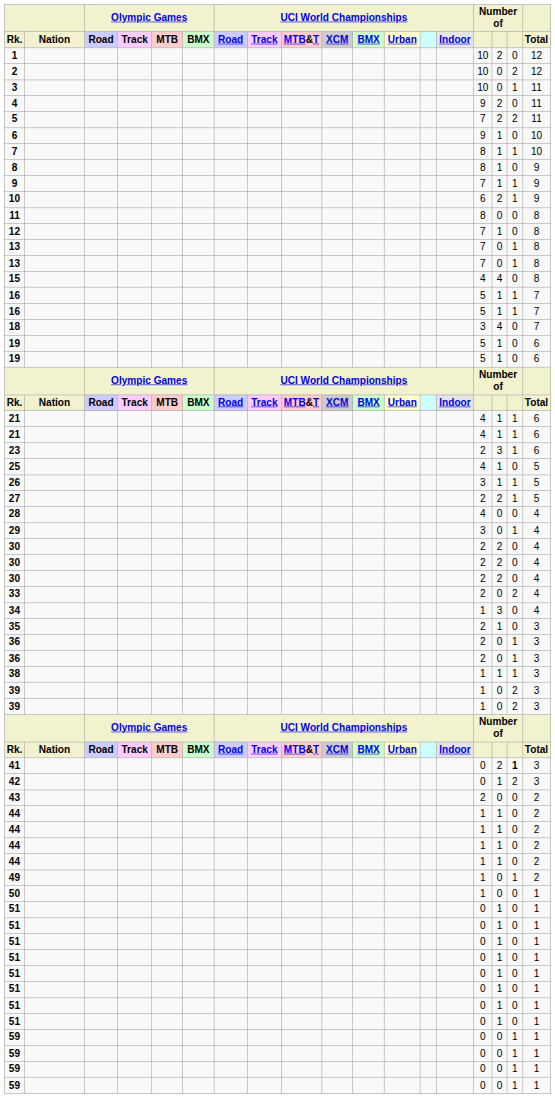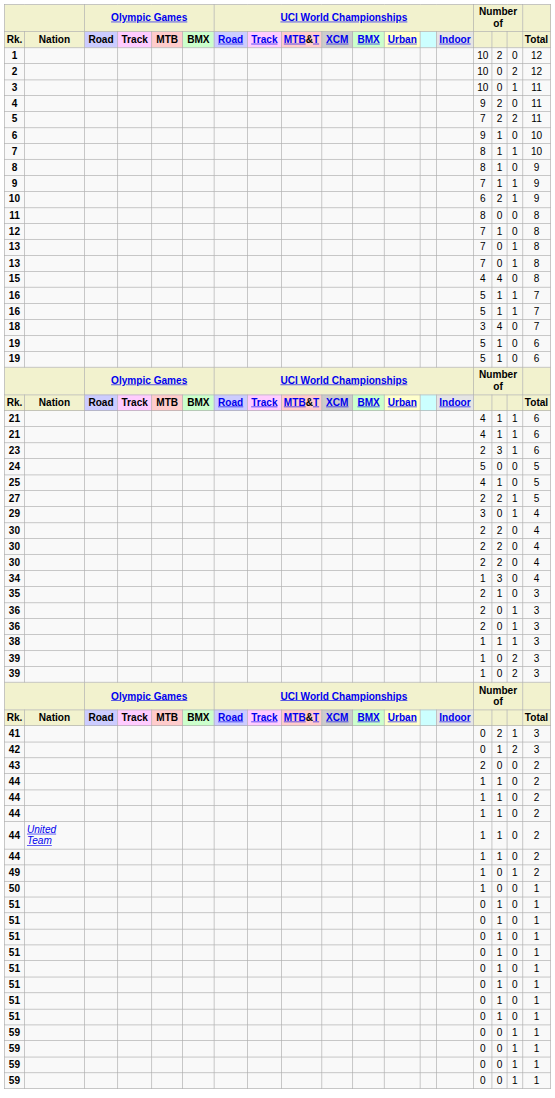+ row: (14, 466)
- row: (14, 482)
- row: (14, 514)
- row: (14, 594)
(515, 765) bold -> (515, 733) normal
+ row: (14, 835)
